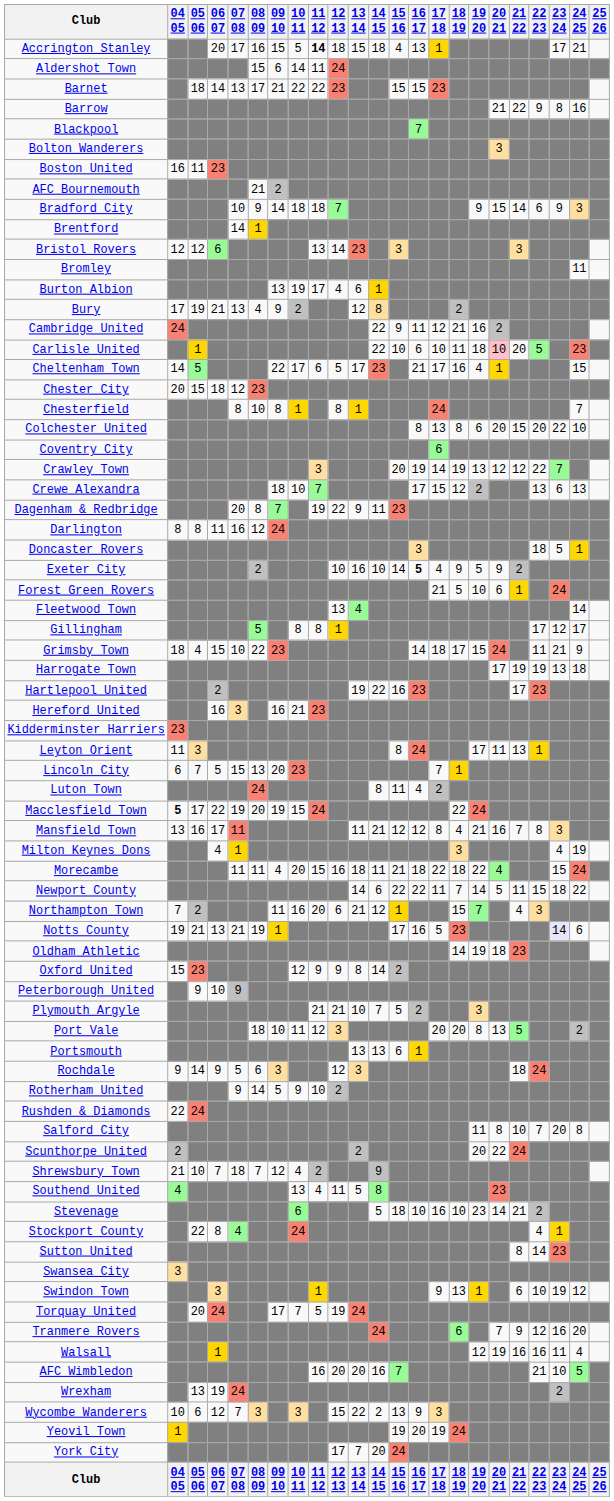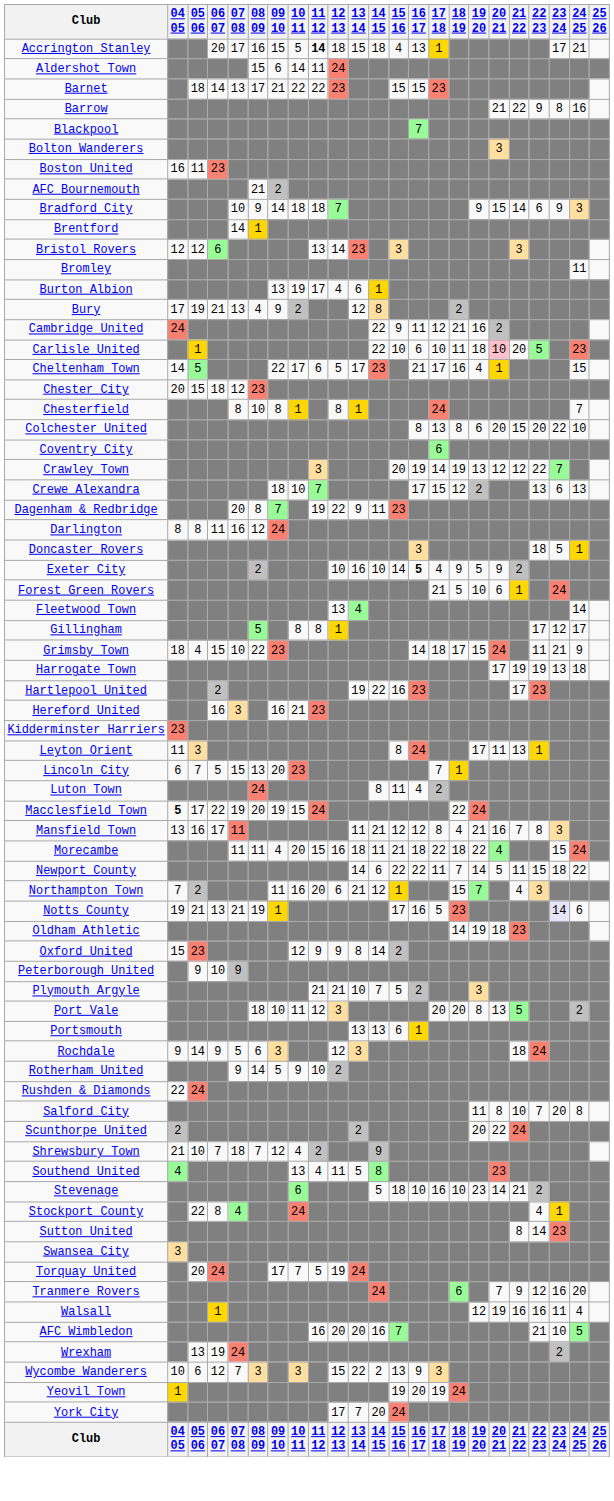- row: (86, 851)
- row: (86, 1292)
